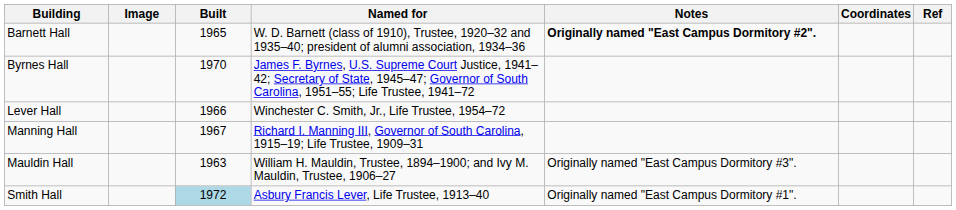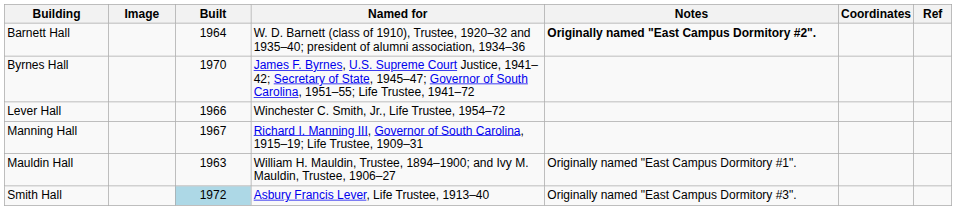(213, 33) 1965 -> (213, 33) 1964
(672, 163) Originally named "East Campus Dormitory #3". -> (672, 163) Originally named "East Campus Dormitory #1".
(672, 195) Originally named "East Campus Dormitory #1". -> (672, 195) Originally named "East Campus Dormitory #3".
